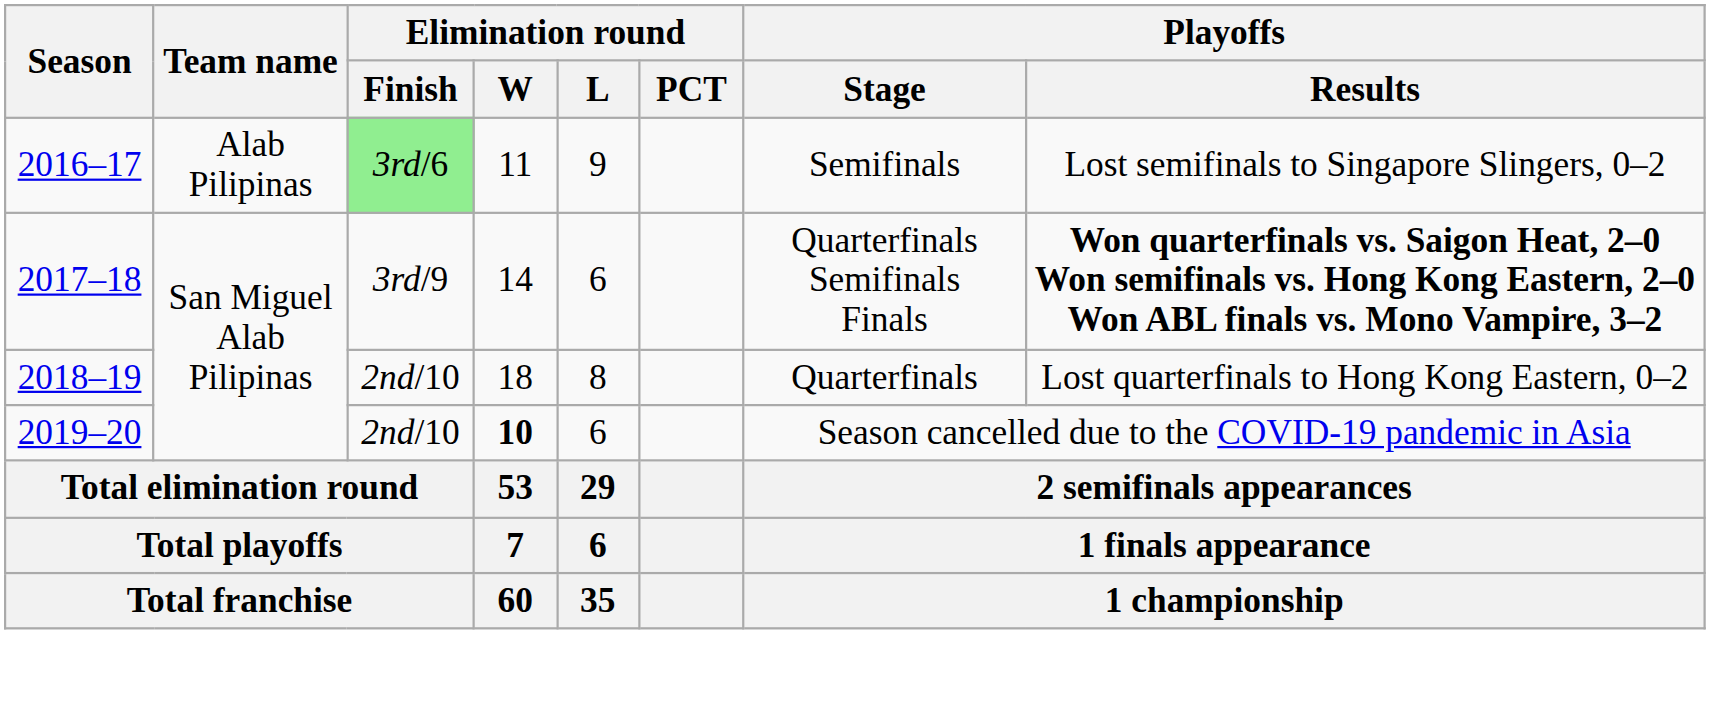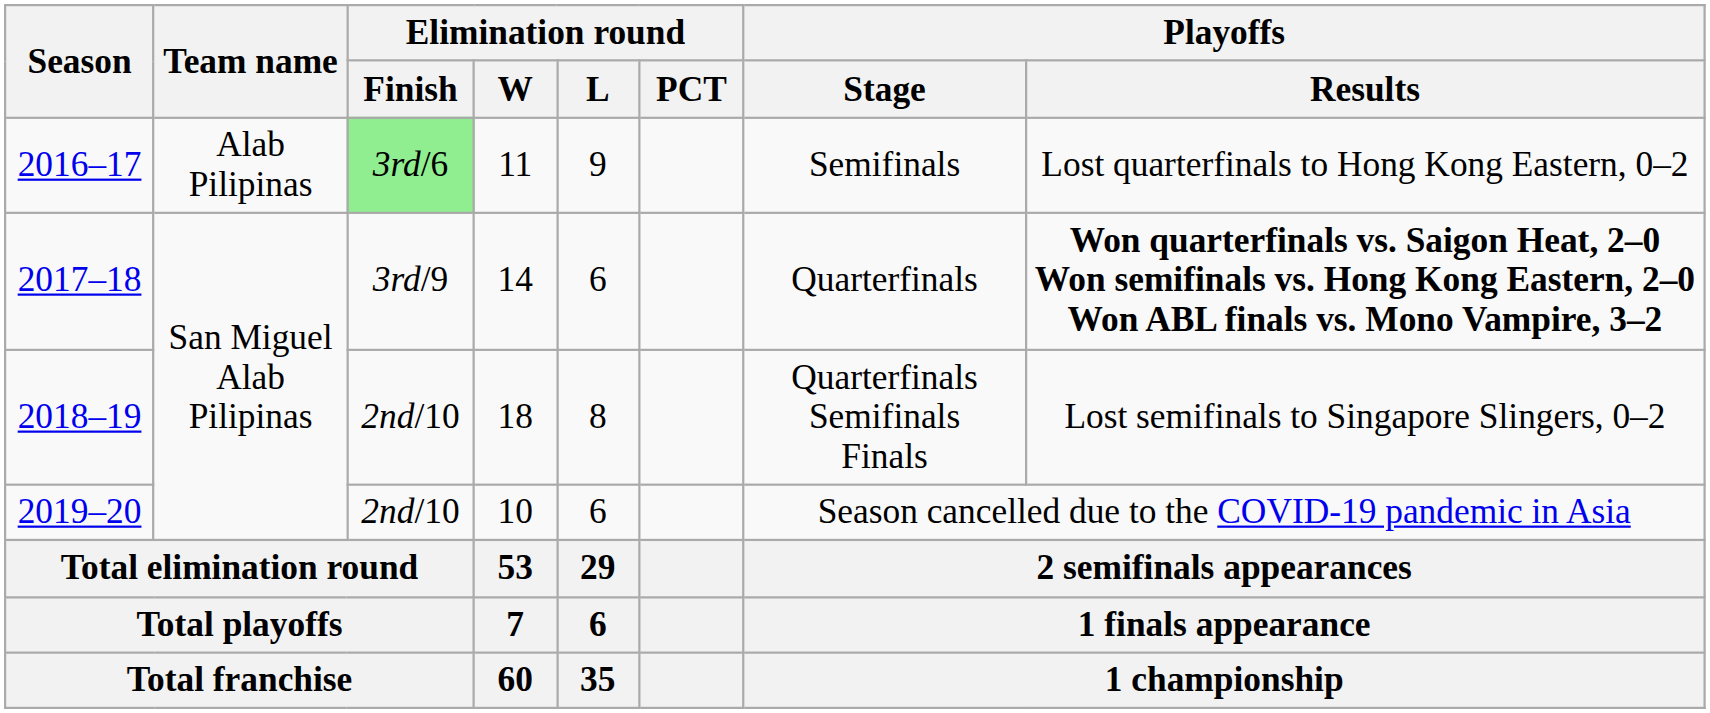(1365, 164) Lost semifinals to Singapore Slingers, 0–2 -> (1365, 164) Lost quarterfinals to Hong Kong Eastern, 0–2
(885, 280) Quarterfinals Semifinals Finals -> (885, 280) Quarterfinals
(885, 376) Quarterfinals -> (885, 415) Quarterfinals Semifinals Finals
(1365, 376) Lost quarterfinals to Hong Kong Eastern, 0–2 -> (1365, 415) Lost semifinals to Singapore Slingers, 0–2
(515, 432) bold -> (515, 511) normal
